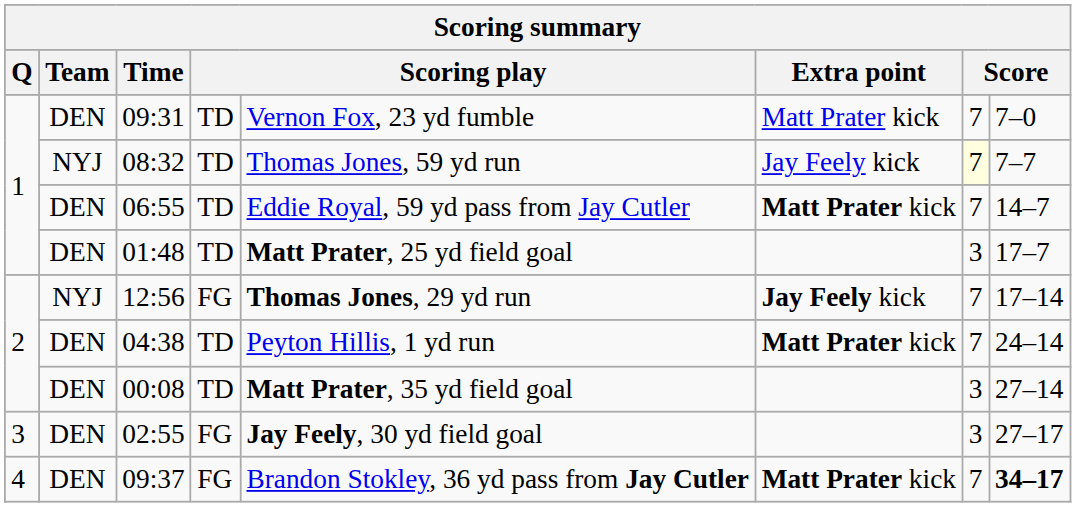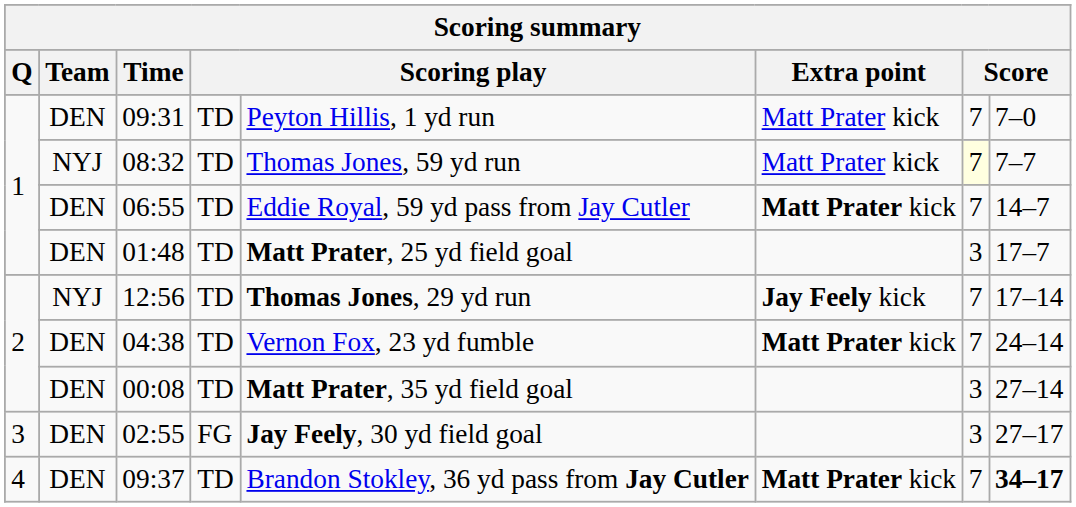(390, 117) Vernon Fox, 23 yd fumble -> (371, 117) Peyton Hillis, 1 yd run
(841, 162) Jay Feely kick -> (850, 162) Matt Prater kick
(215, 297) FG -> (216, 297) TD
(371, 343) Peyton Hillis, 1 yd run -> (390, 343) Vernon Fox, 23 yd fumble
(215, 478) FG -> (216, 478) TD
